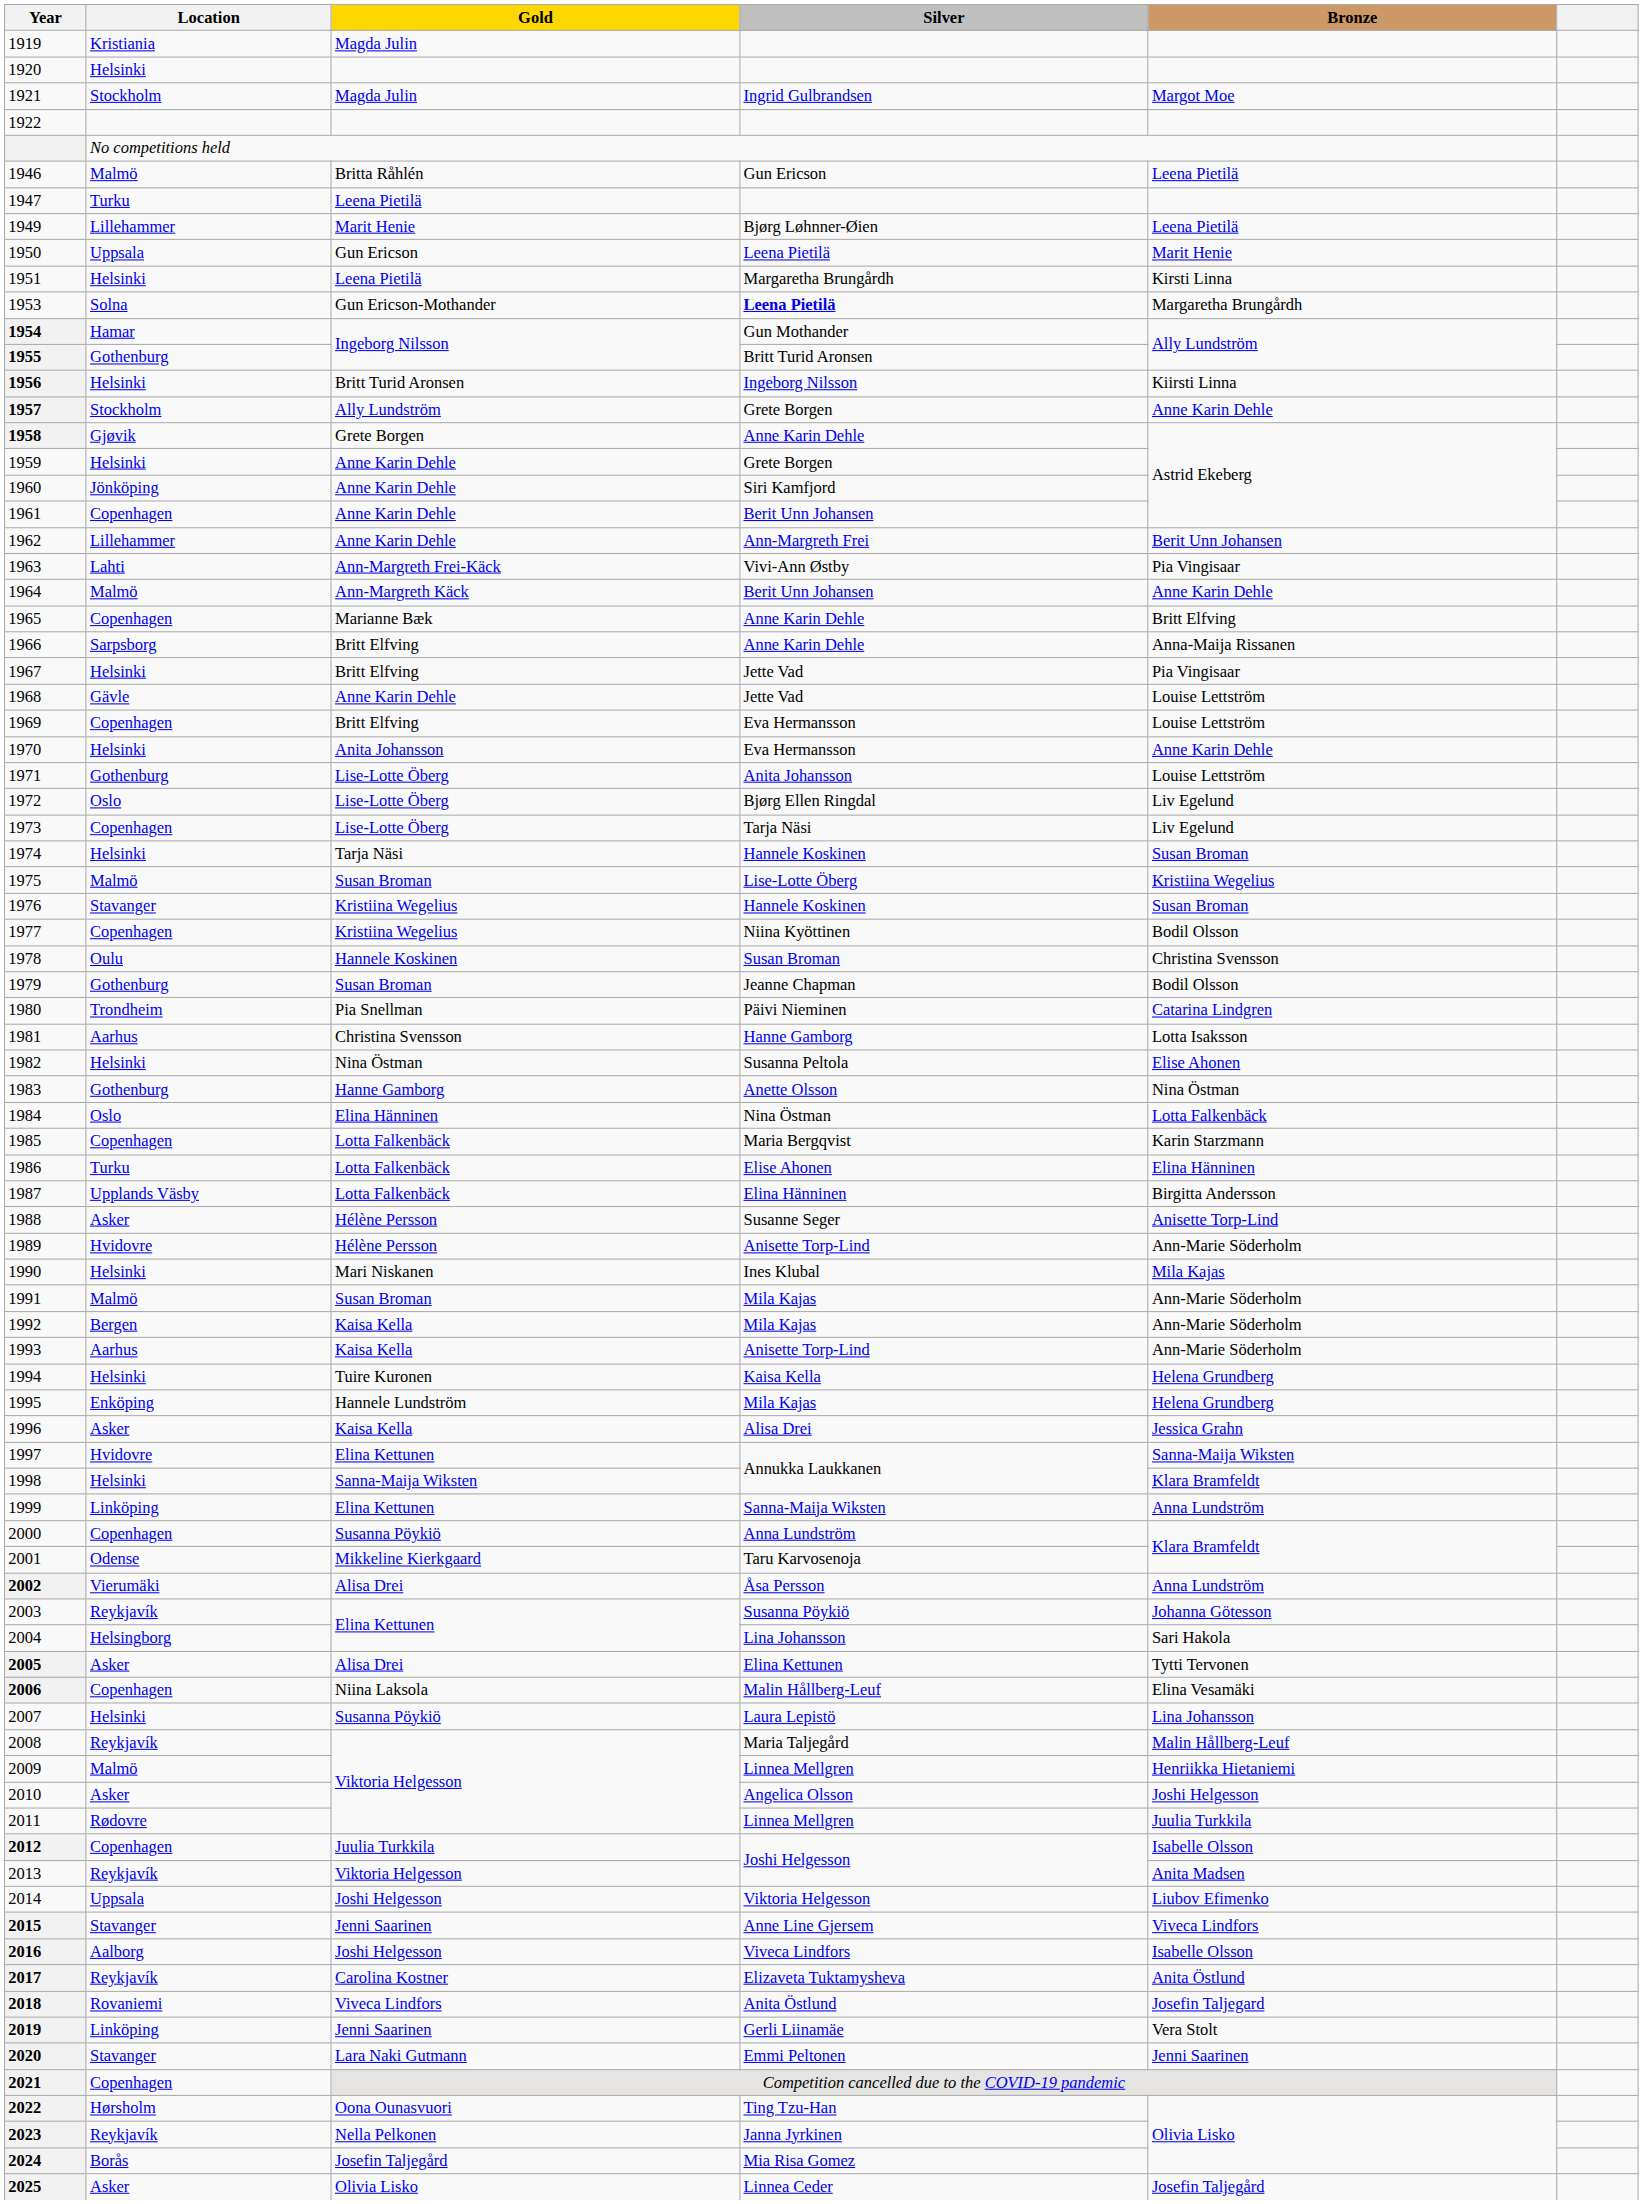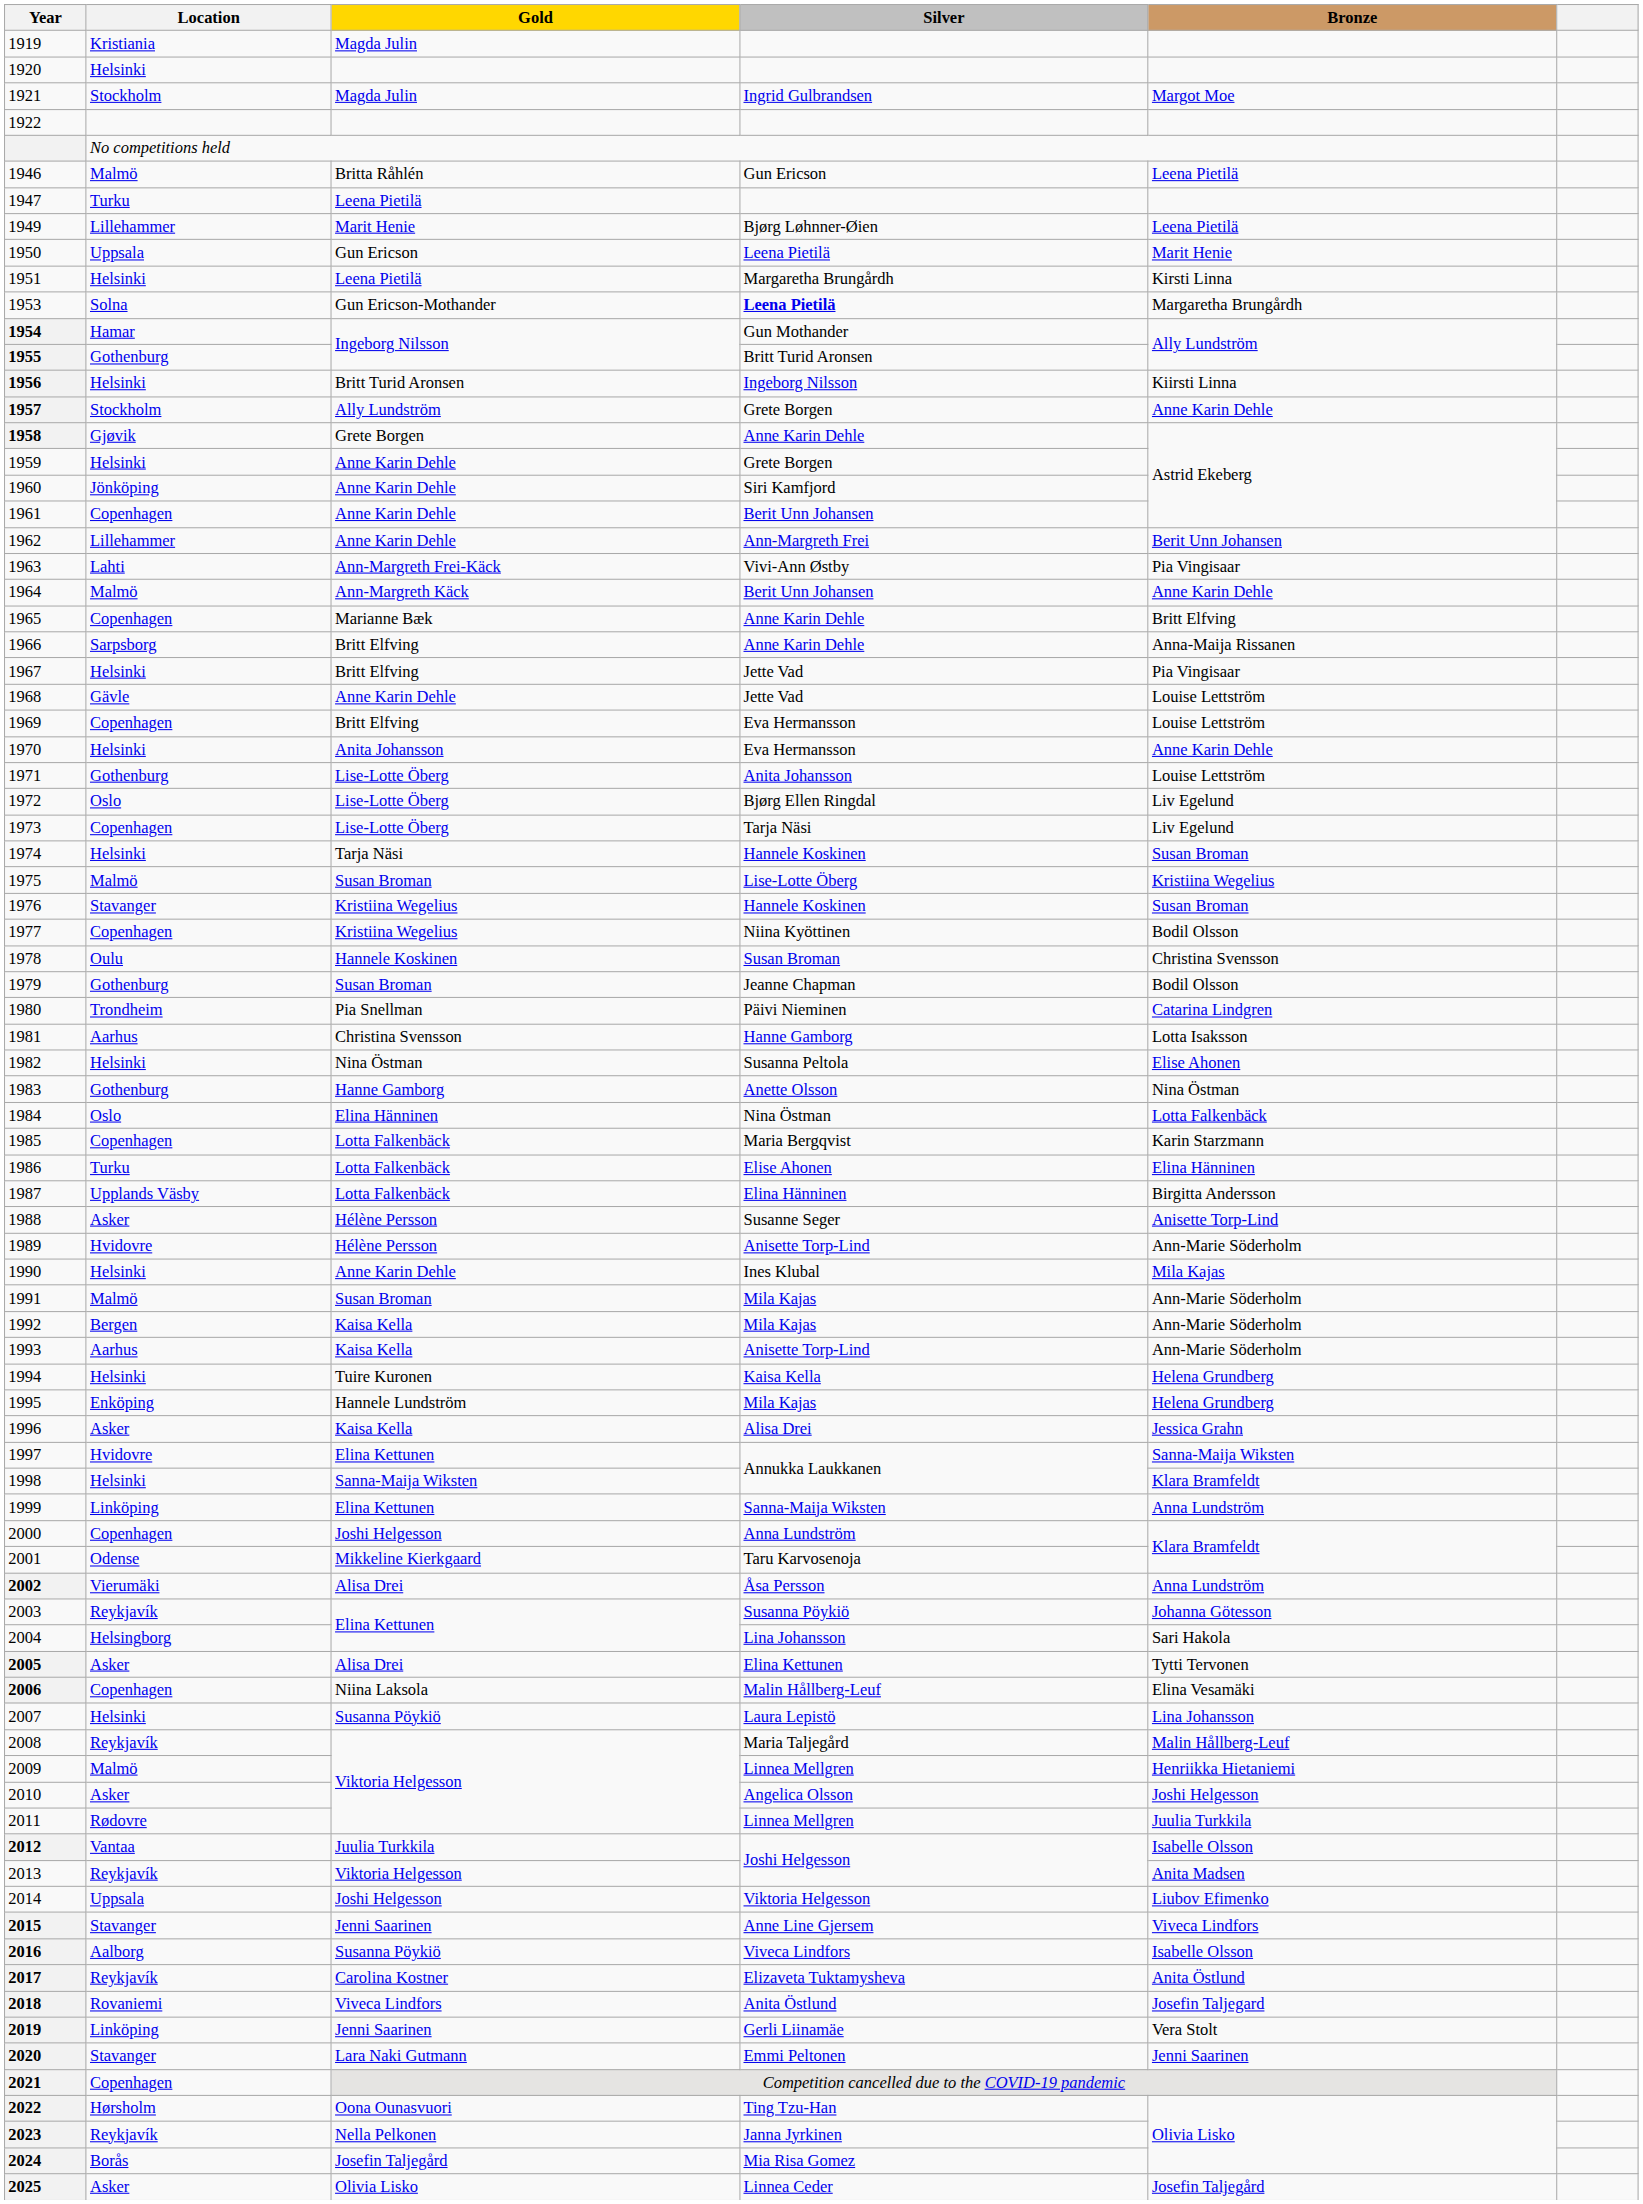(384, 1272) Mari Niskanen -> (395, 1272) Anne Karin Dehle
(388, 1533) Susanna Pöykiö -> (388, 1533) Joshi Helgesson
(131, 1847) Copenhagen -> (112, 1847) Vantaa
(388, 1951) Joshi Helgesson -> (388, 1951) Susanna Pöykiö
